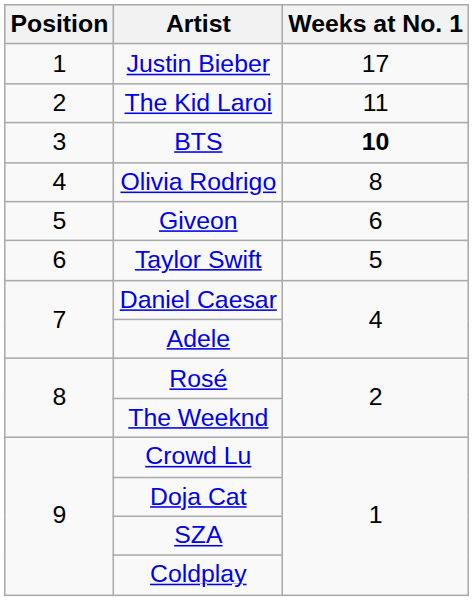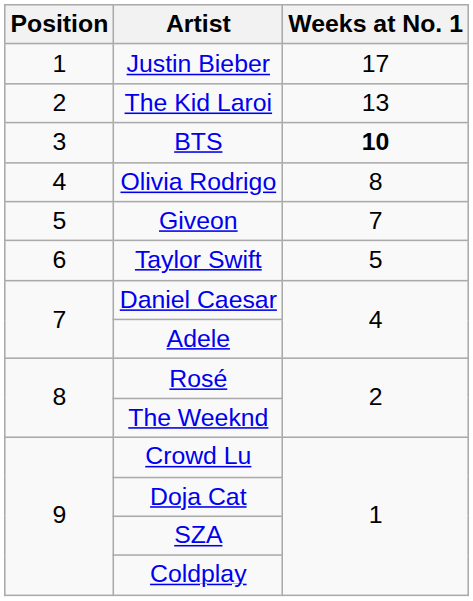(376, 102) 11 -> (376, 102) 13
(376, 220) 6 -> (376, 220) 7
